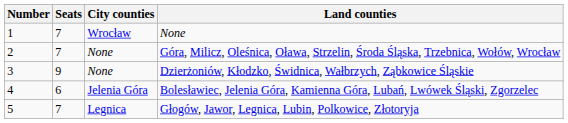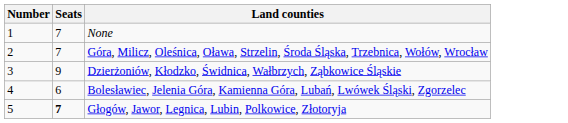- column: (121, 14)
(58, 109) normal -> (58, 109) bold
